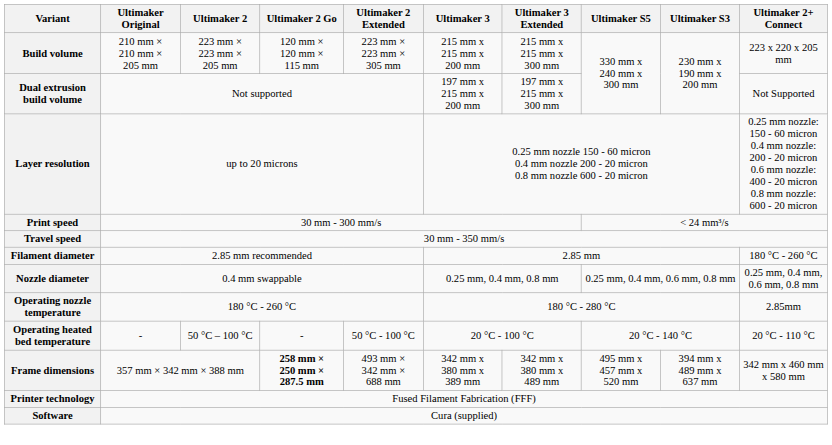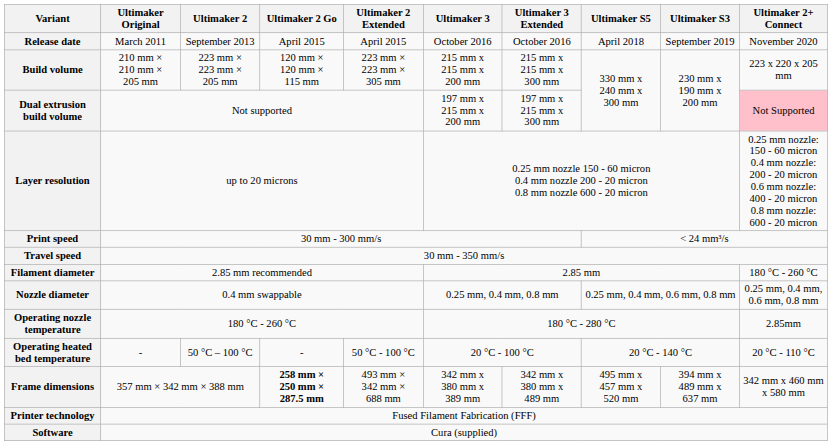+ row: (53, 41)
(783, 93) no background -> (783, 110) pink background
